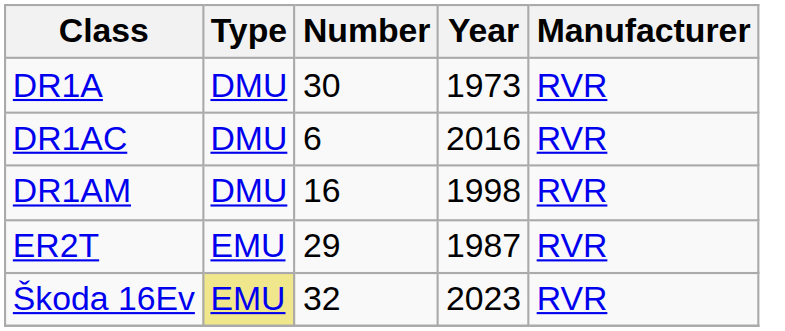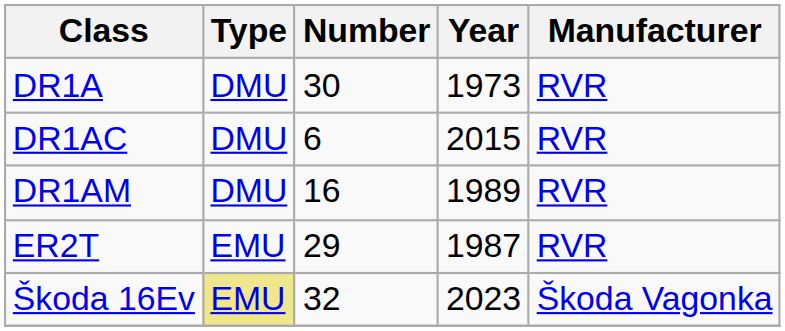(484, 138) 2016 -> (484, 138) 2015
(484, 191) 1998 -> (484, 191) 1989
(572, 298) RVR -> (655, 298) Škoda Vagonka
